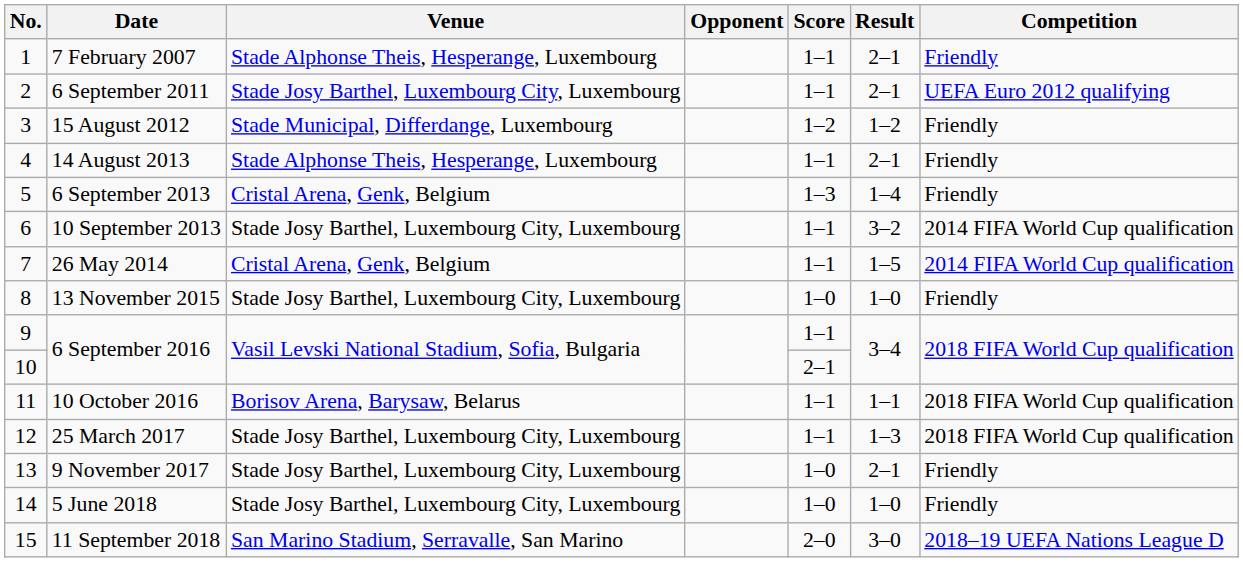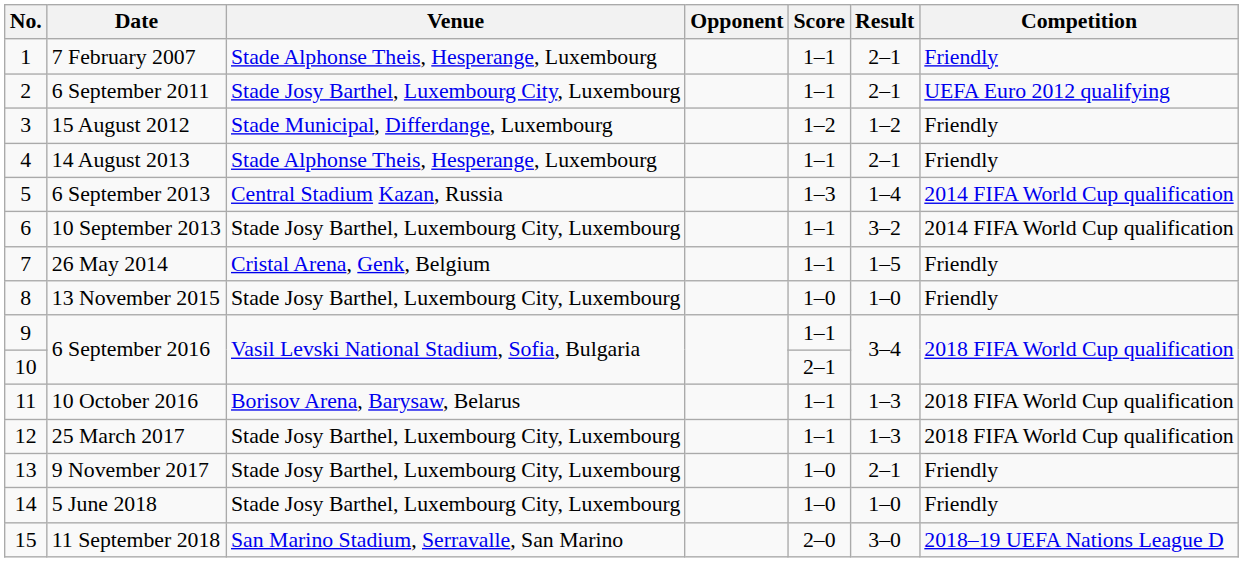(361, 194) Cristal Arena, Genk, Belgium -> (367, 194) Central Stadium Kazan, Russia
(961, 194) Friendly -> (1079, 194) 2014 FIFA World Cup qualification
(1079, 263) 2014 FIFA World Cup qualification -> (961, 263) Friendly
(885, 401) 1–1 -> (885, 401) 1–3
